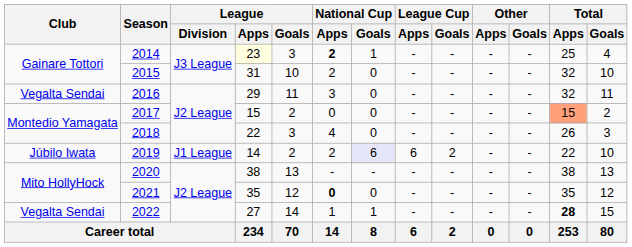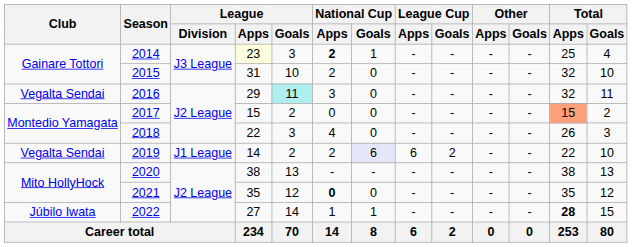(292, 93) no background -> (292, 93) paleturquoise background
(63, 152) Júbilo Iwata -> (63, 152) Vegalta Sendai
(63, 212) Vegalta Sendai -> (63, 212) Júbilo Iwata
